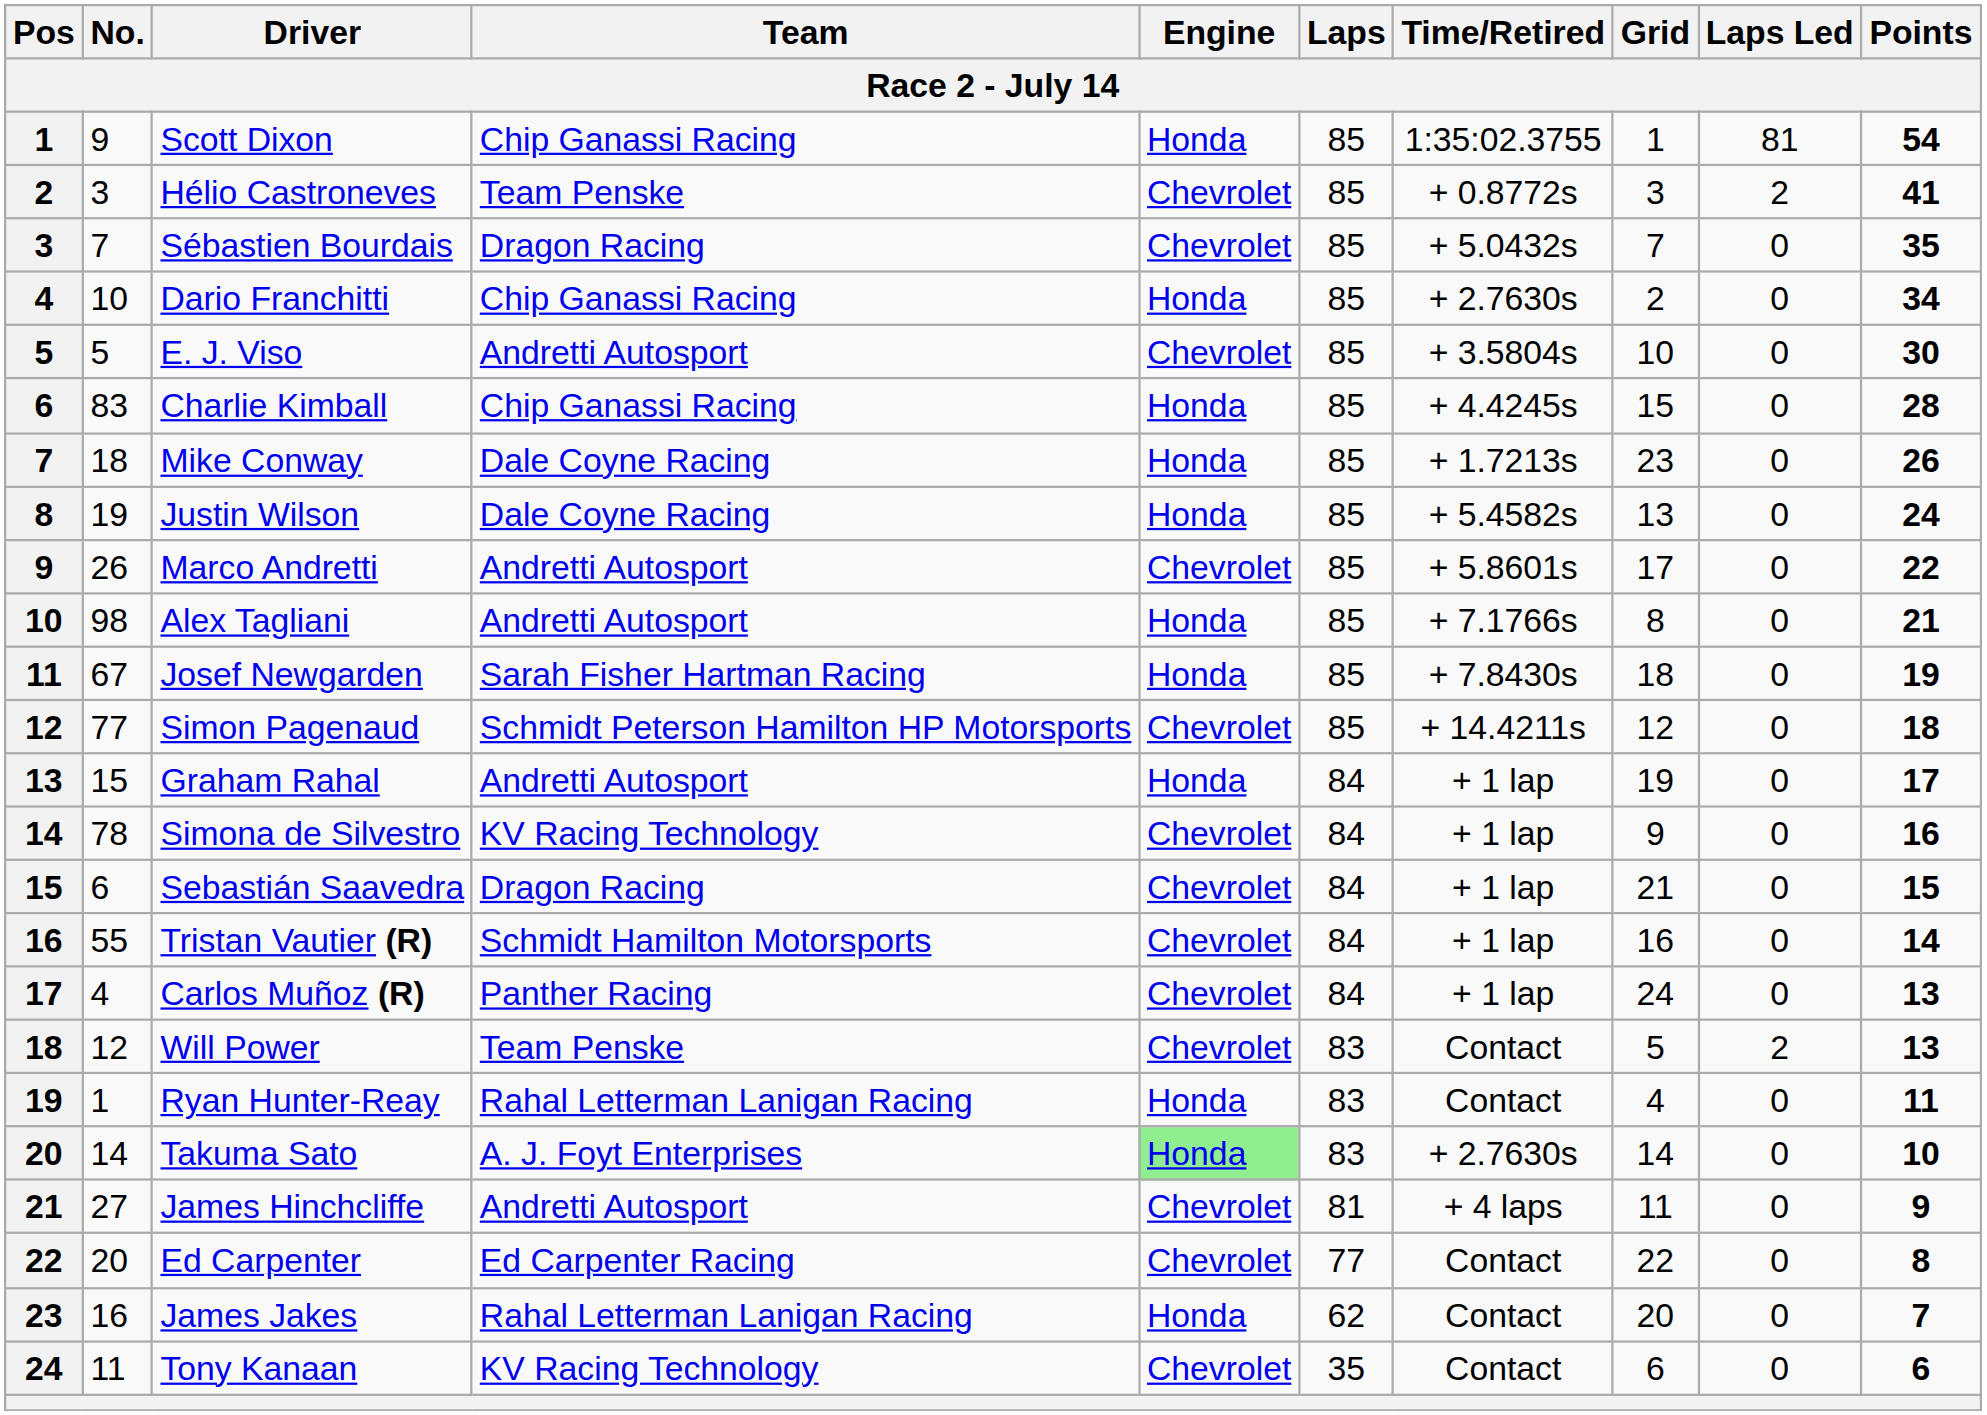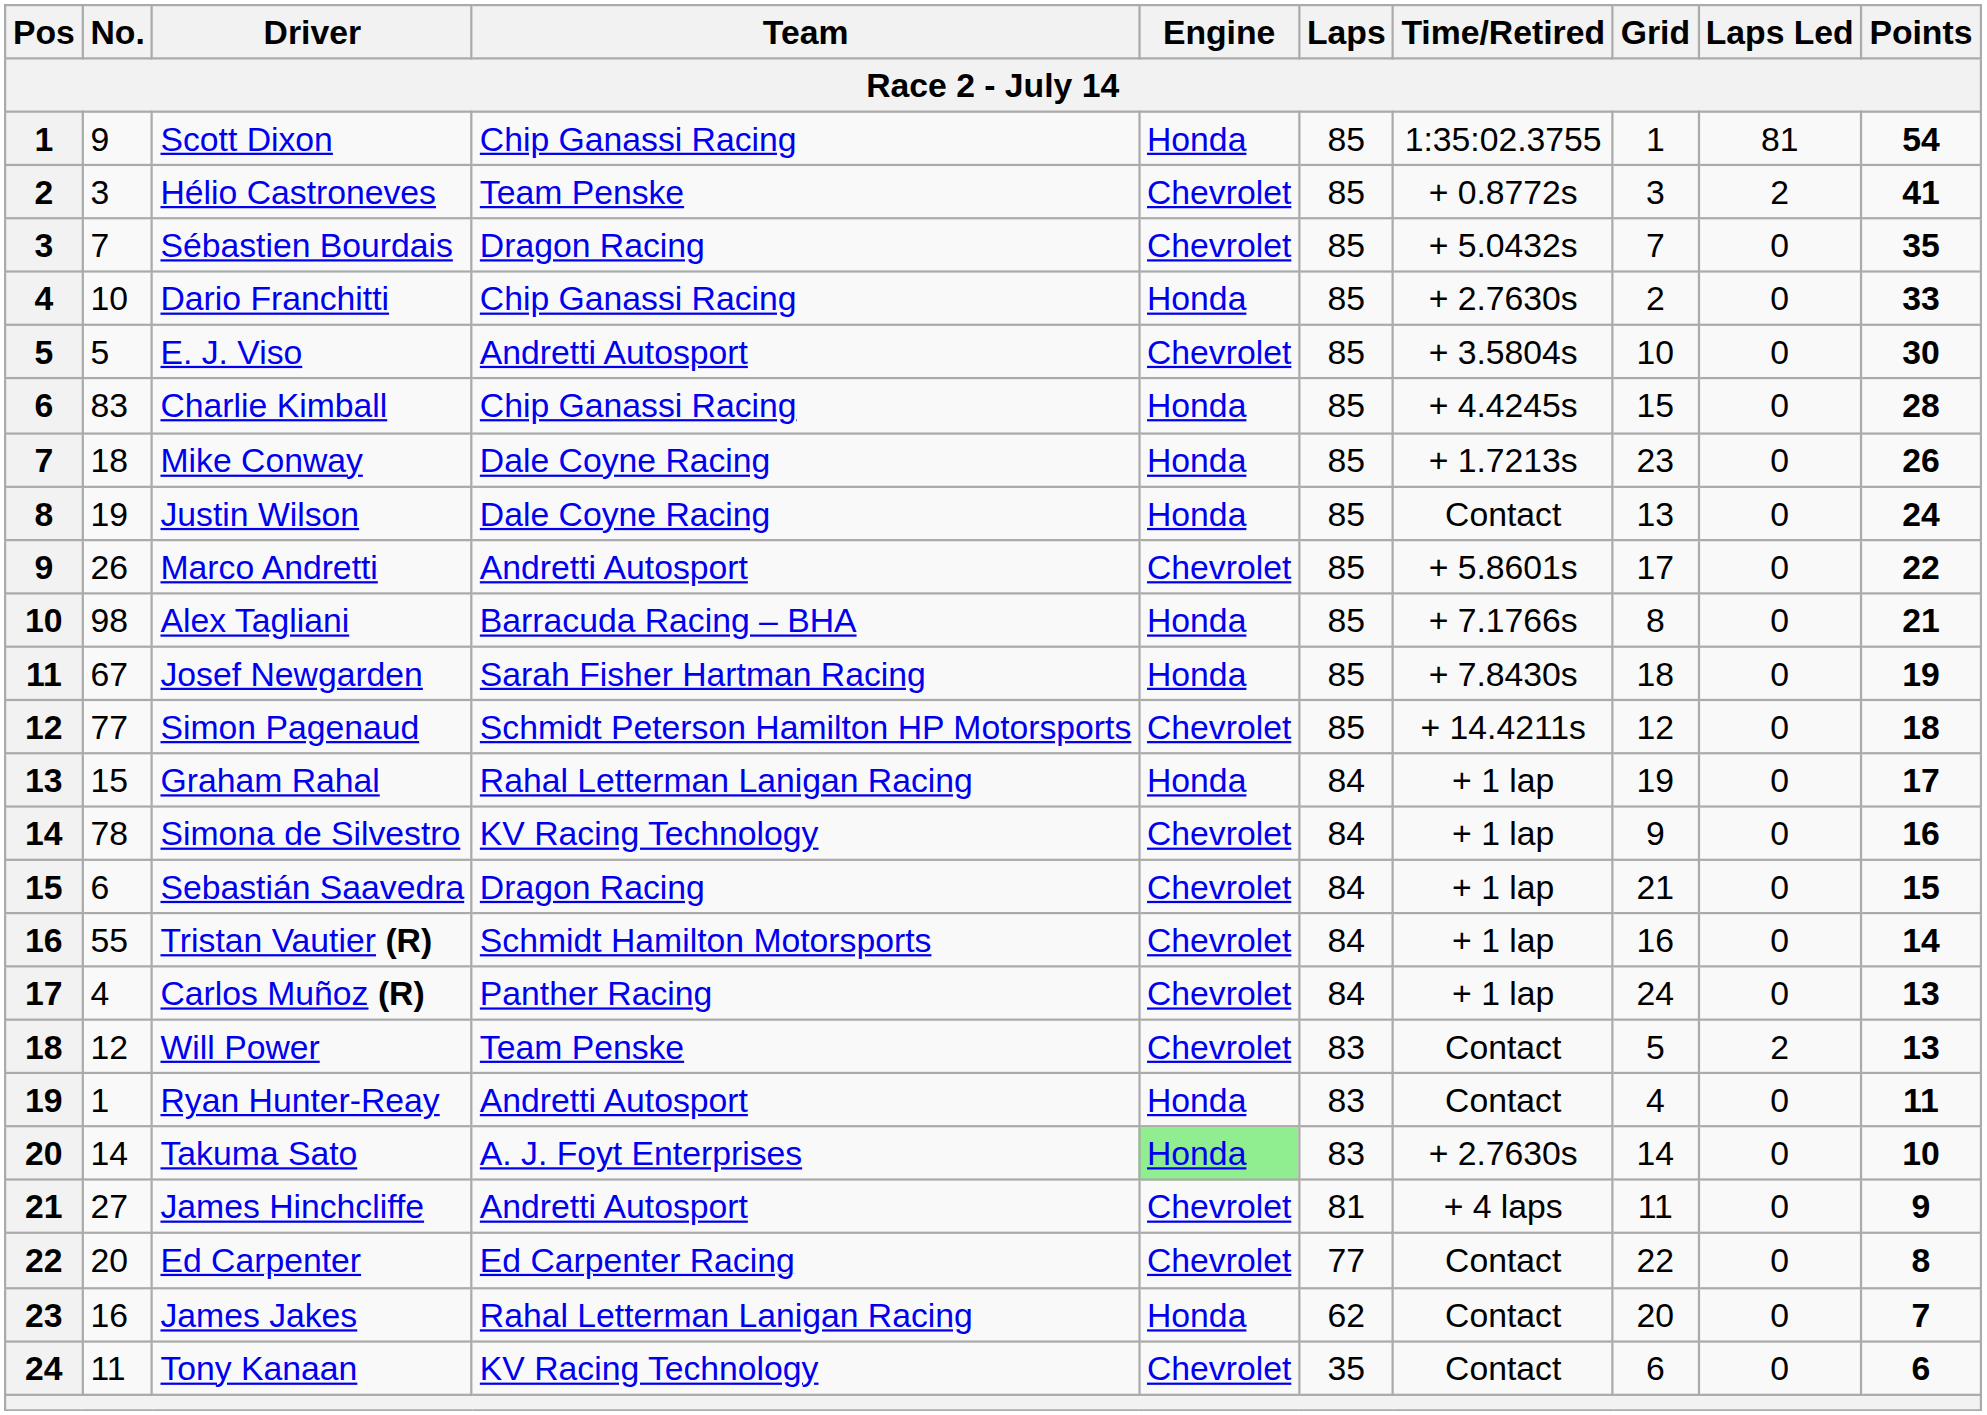(1921, 299) 34 -> (1921, 299) 33
(1503, 513) + 5.4582s -> (1503, 513) Contact
(614, 620) Andretti Autosport -> (668, 620) Barracuda Racing – BHA
(614, 780) Andretti Autosport -> (726, 780) Rahal Letterman Lanigan Racing
(726, 1100) Rahal Letterman Lanigan Racing -> (614, 1100) Andretti Autosport
